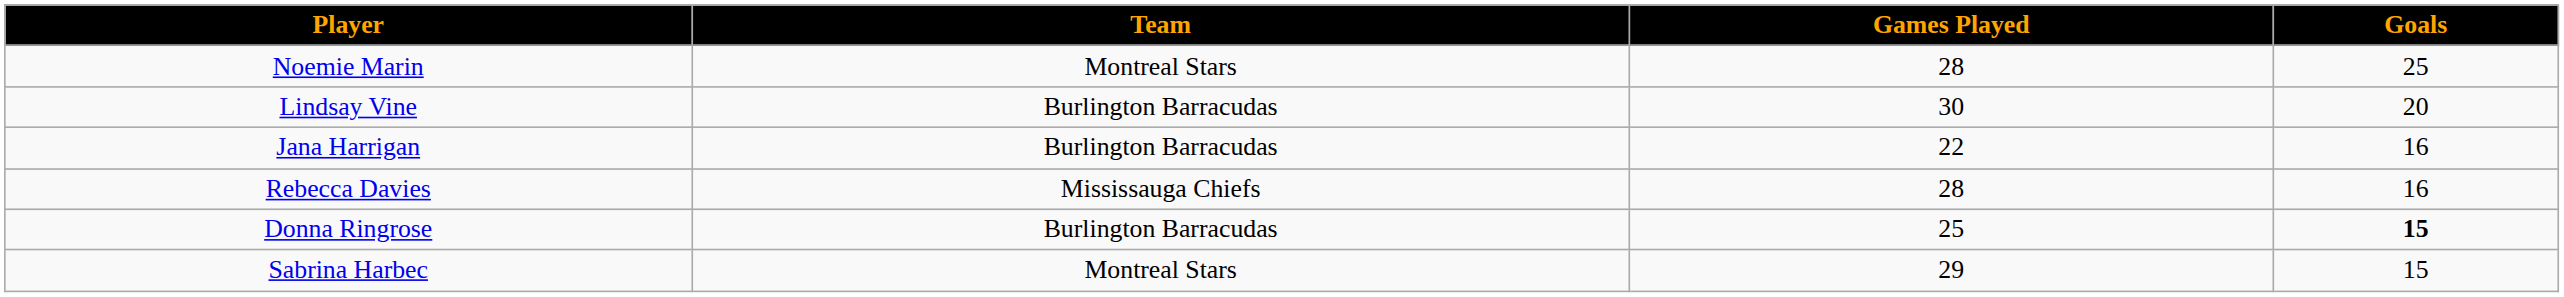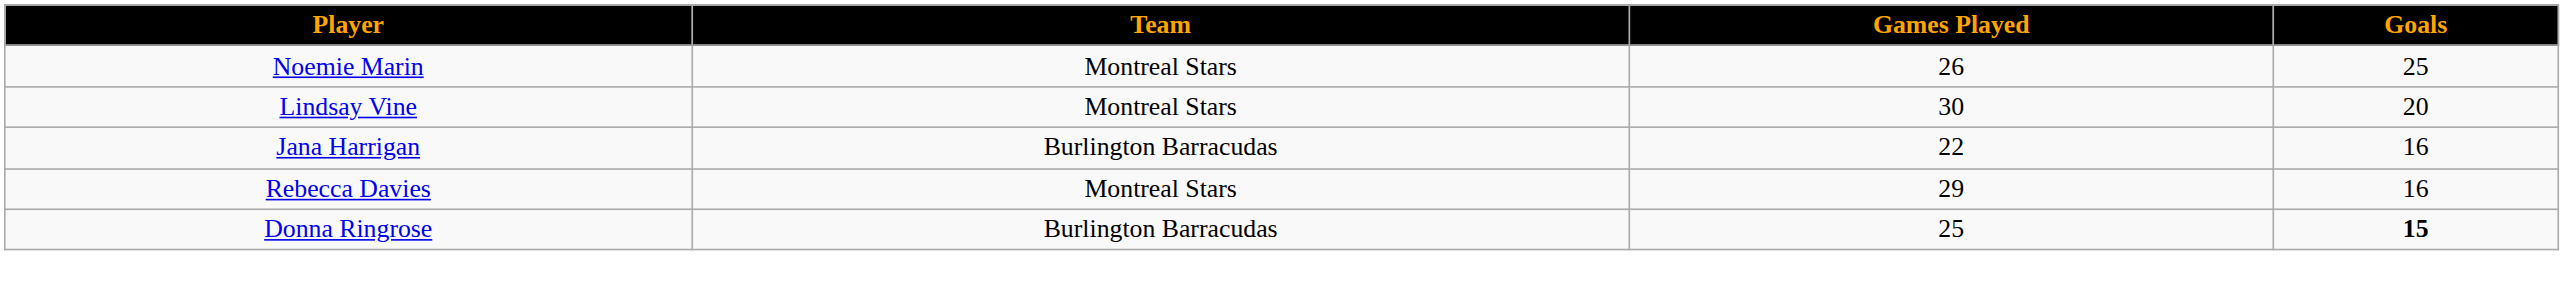(1951, 65) 28 -> (1951, 65) 26
(1161, 106) Burlington Barracudas -> (1161, 106) Montreal Stars
(1161, 188) Mississauga Chiefs -> (1161, 188) Montreal Stars
(1951, 188) 28 -> (1951, 188) 29
- row: (348, 270)
